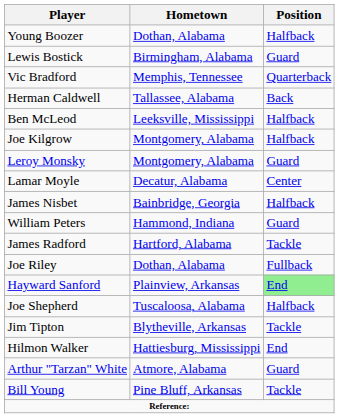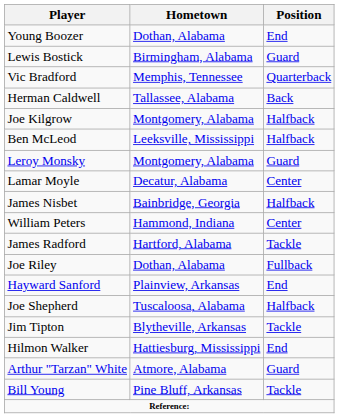(290, 35) Halfback -> (277, 35) End
rows swapped: (40, 139) <-> (42, 118)
(283, 222) Guard -> (284, 222) Center
(277, 285) lightgreen background -> (277, 285) no background
